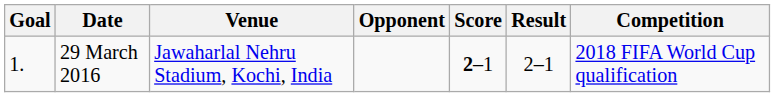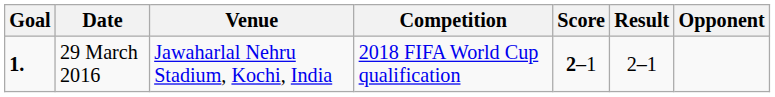columns swapped: (402, 20) <-> (670, 20)
(17, 63) normal -> (17, 63) bold
